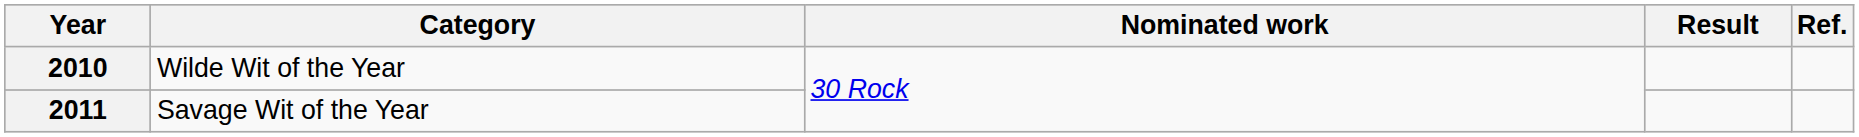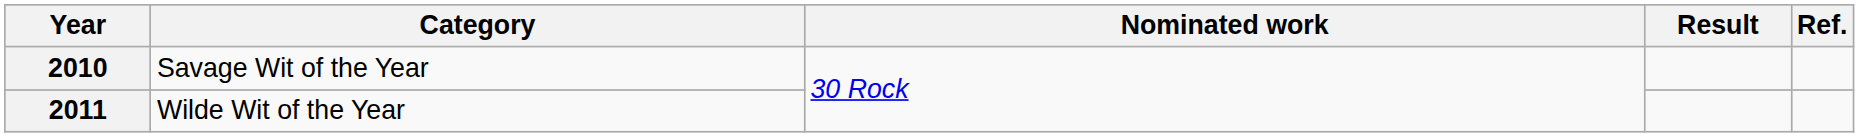(281, 68) Wilde Wit of the Year -> (293, 68) Savage Wit of the Year
(293, 110) Savage Wit of the Year -> (281, 110) Wilde Wit of the Year
